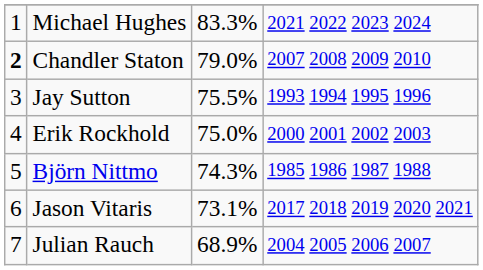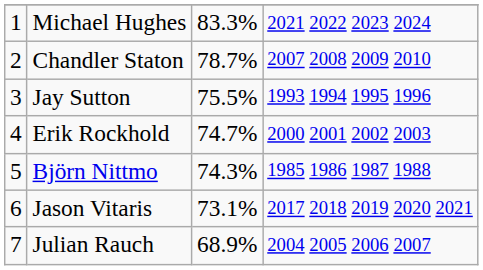(16, 60) bold -> (16, 60) normal
(227, 60) 79.0% -> (227, 60) 78.7%
(227, 134) 75.0% -> (227, 134) 74.7%
